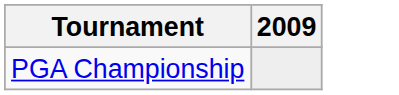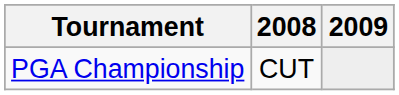+ column: (287, 26)
